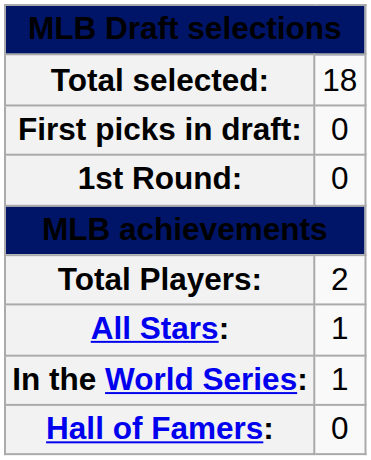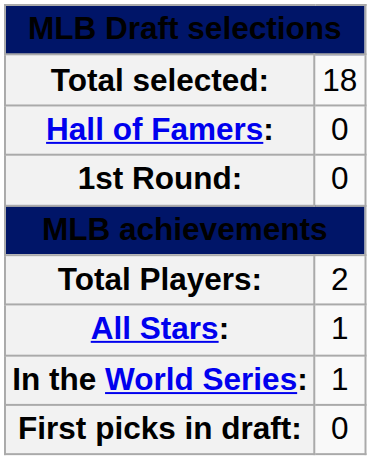rows swapped: (160, 129) <-> (160, 429)
